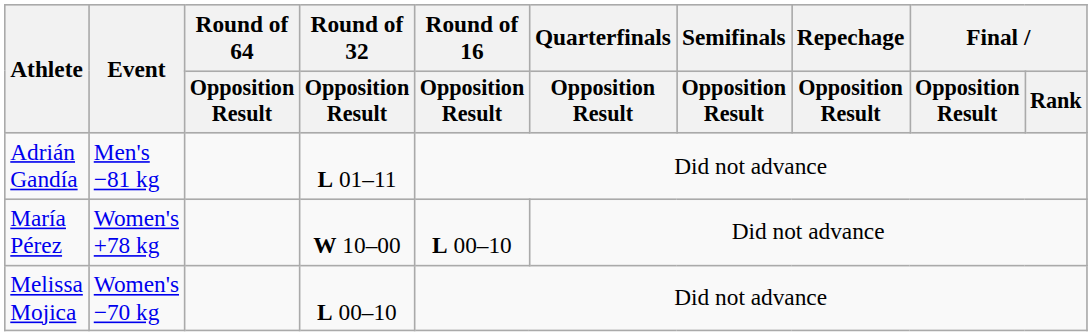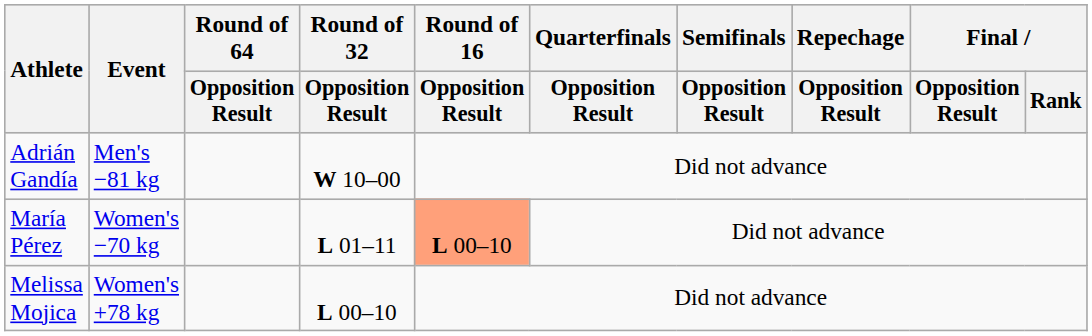(357, 180) L 01–11 -> (357, 180) W 10–00
(136, 232) Women's +78 kg -> (136, 232) Women's −70 kg
(357, 246) W 10–00 -> (357, 246) L 01–11
(472, 246) no background -> (472, 246) lightsalmon background
(136, 298) Women's −70 kg -> (136, 298) Women's +78 kg
